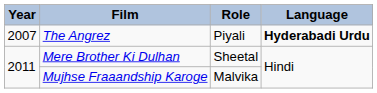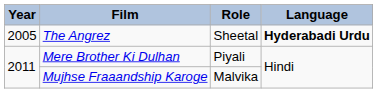(22, 35) 2007 -> (22, 35) 2005
(229, 35) Piyali -> (236, 35) Sheetal
(236, 56) Sheetal -> (229, 56) Piyali
